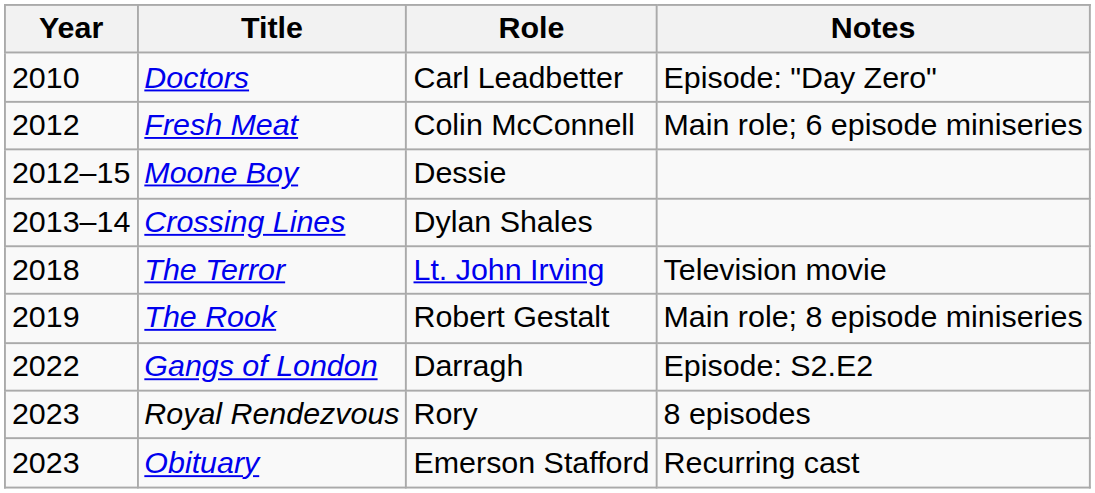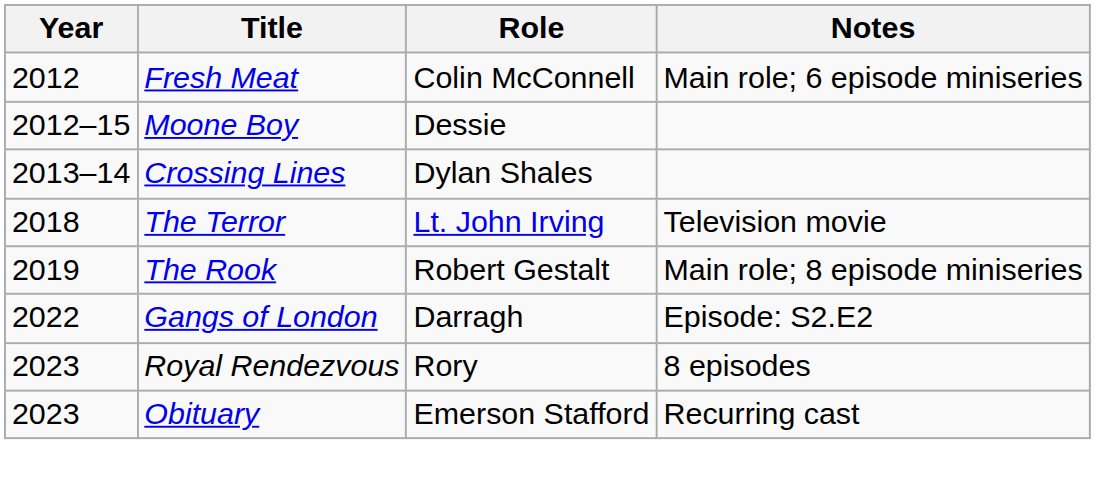- row: (197, 76)
